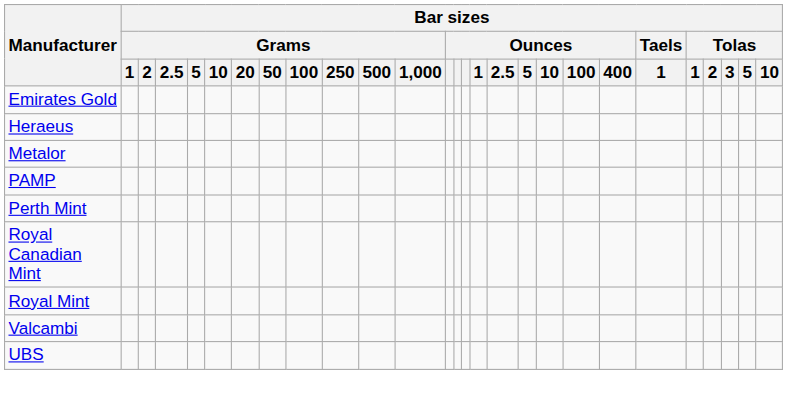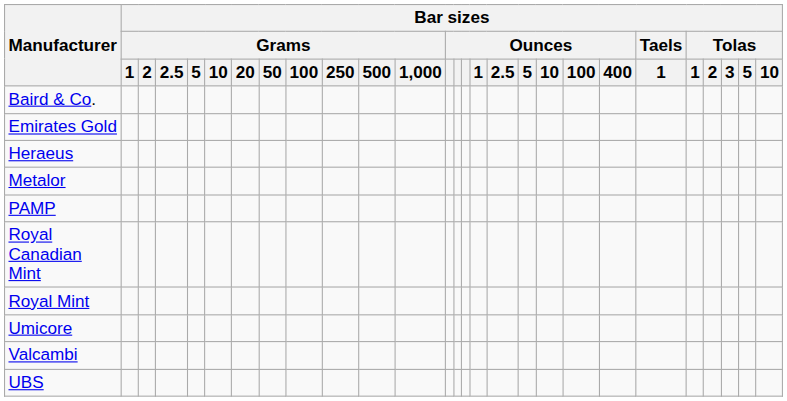+ row: (52, 99)
- row: (47, 208)
+ row: (40, 328)
